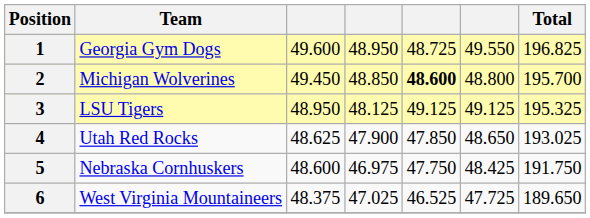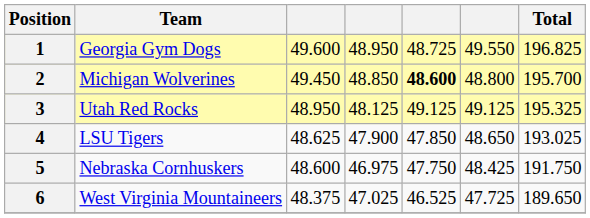(121, 109) LSU Tigers -> (139, 109) Utah Red Rocks
(139, 138) Utah Red Rocks -> (121, 138) LSU Tigers
